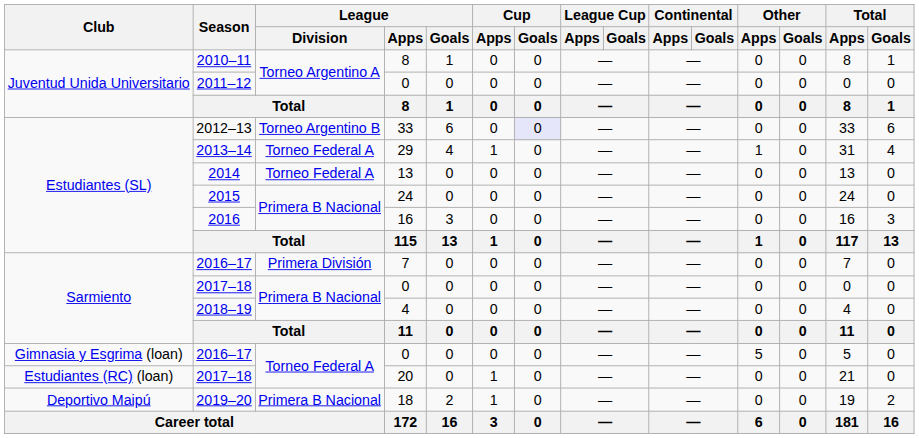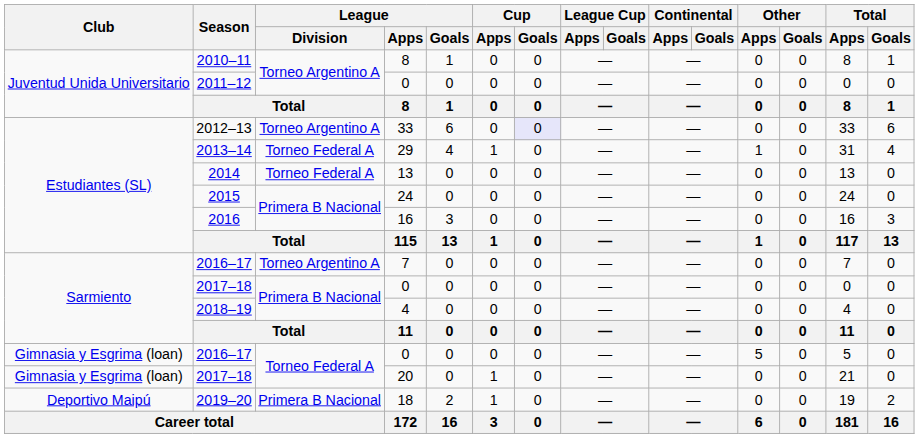(320, 128) Torneo Argentino B -> (320, 128) Torneo Argentino A
(320, 264) Primera División -> (320, 264) Torneo Argentino A
(99, 377) Estudiantes (RC) (loan) -> (99, 377) Gimnasia y Esgrima (loan)
